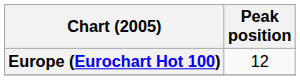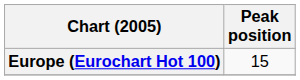(260, 61) 12 -> (260, 61) 15
